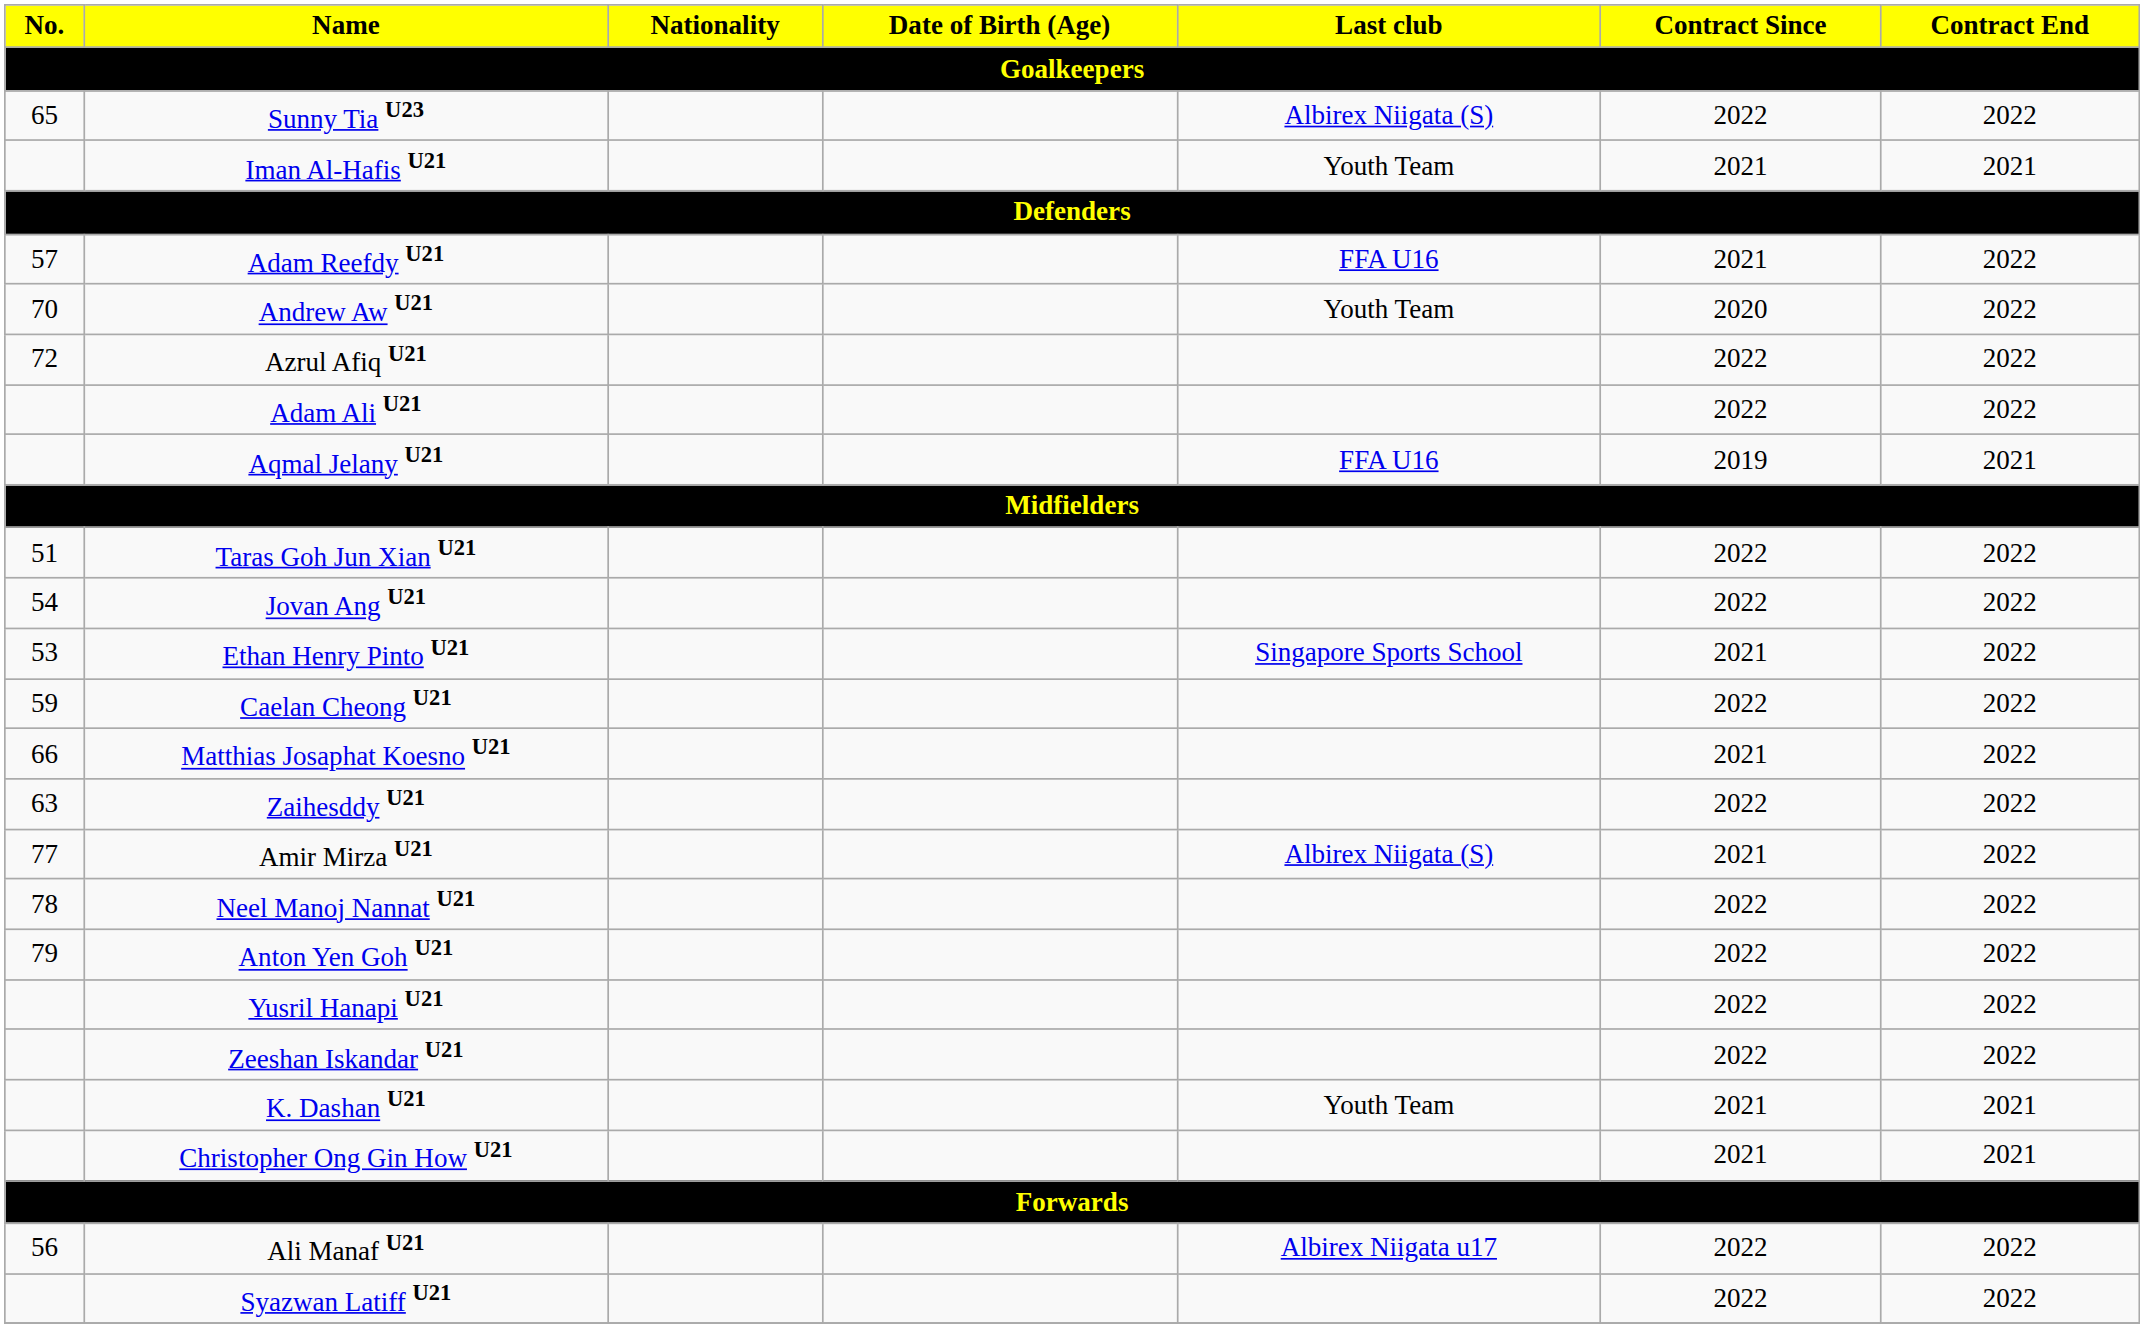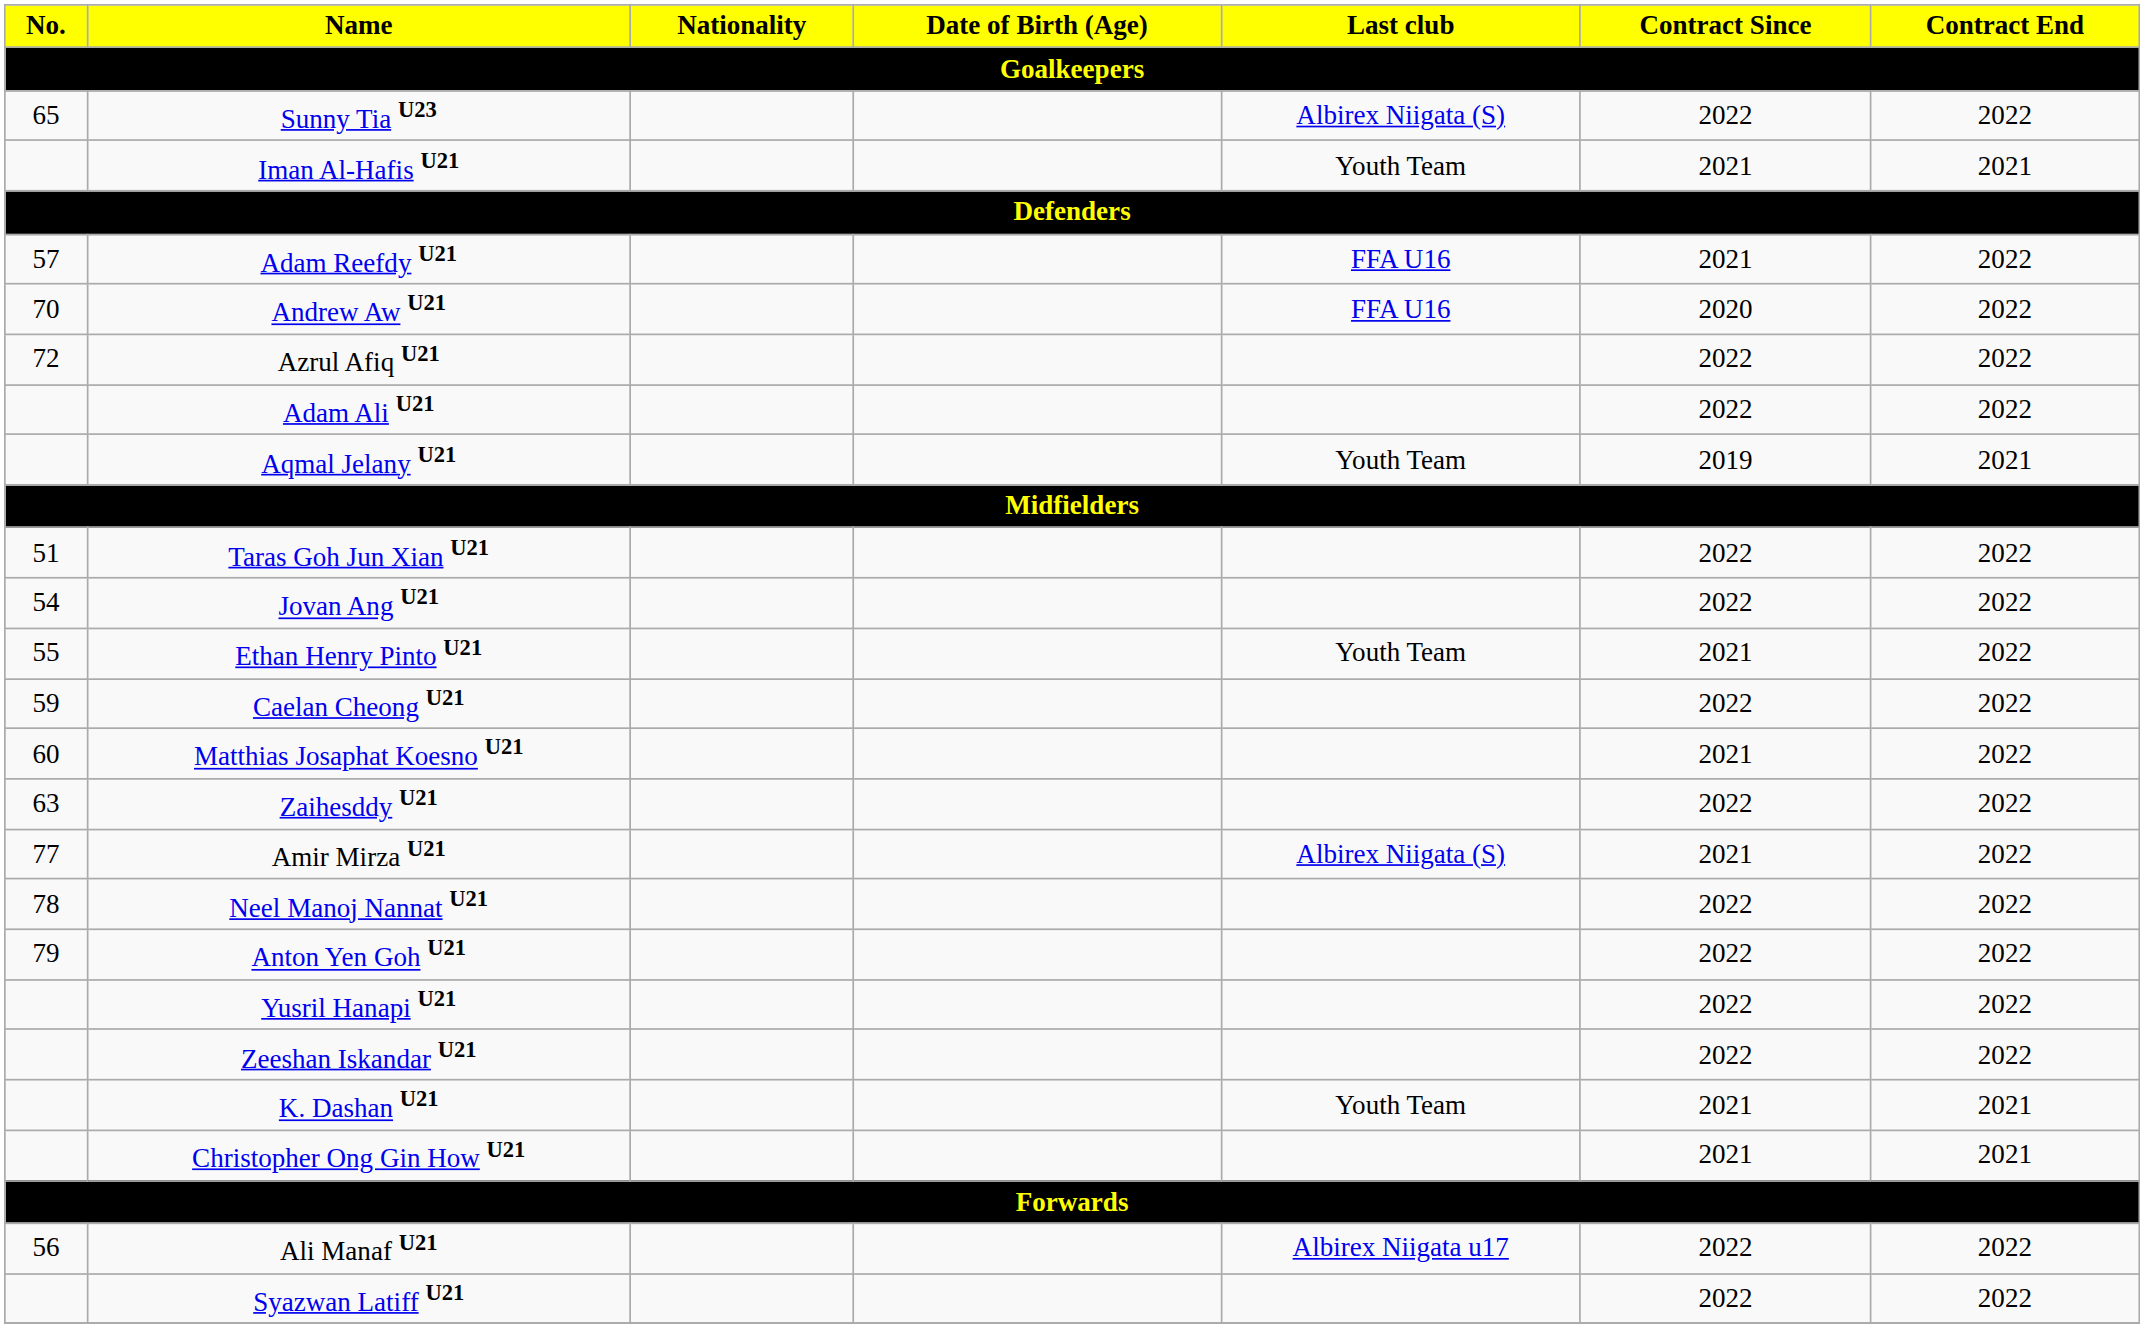(1389, 308) Youth Team -> (1401, 308) FFA U16
(1389, 459) FFA U16 -> (1401, 459) Youth Team
(44, 652) 53 -> (46, 652) 55
(1389, 652) Singapore Sports School -> (1401, 652) Youth Team
(44, 753) 66 -> (46, 753) 60
